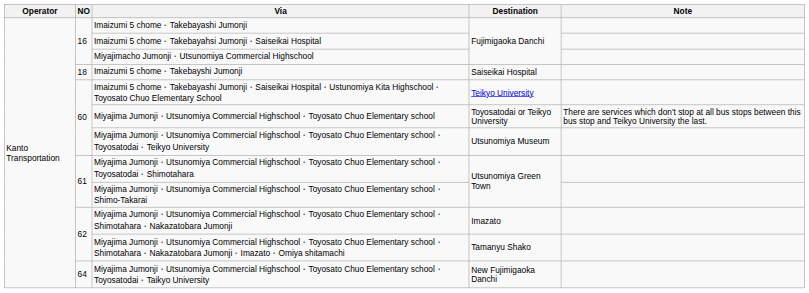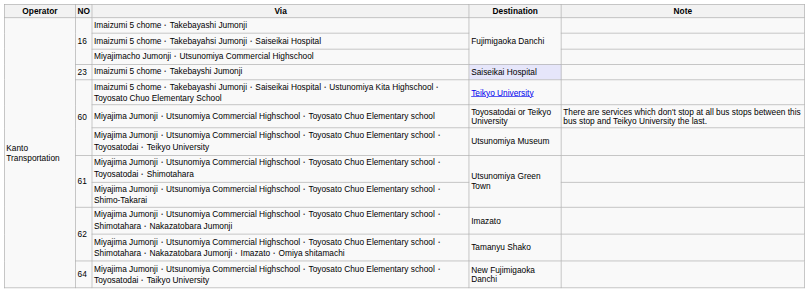(82, 72) 18 -> (82, 72) 23
(504, 72) no background -> (504, 72) lavender background
